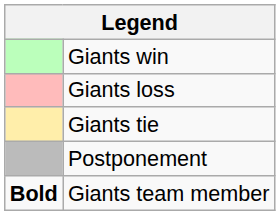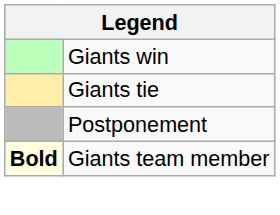- row: (121, 90)
(34, 193) no background -> (34, 159) lightyellow background
